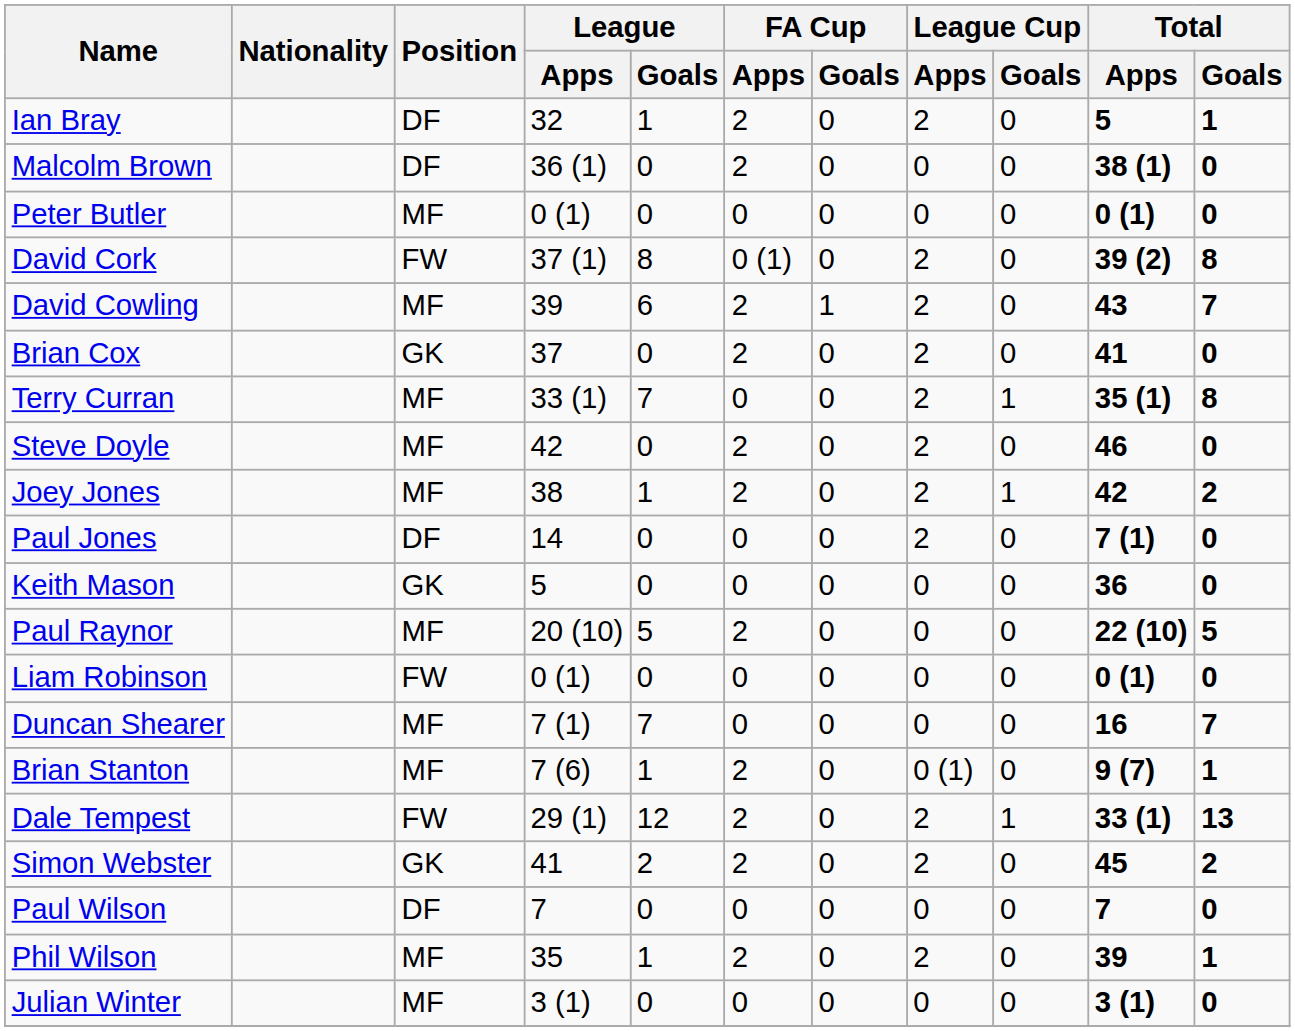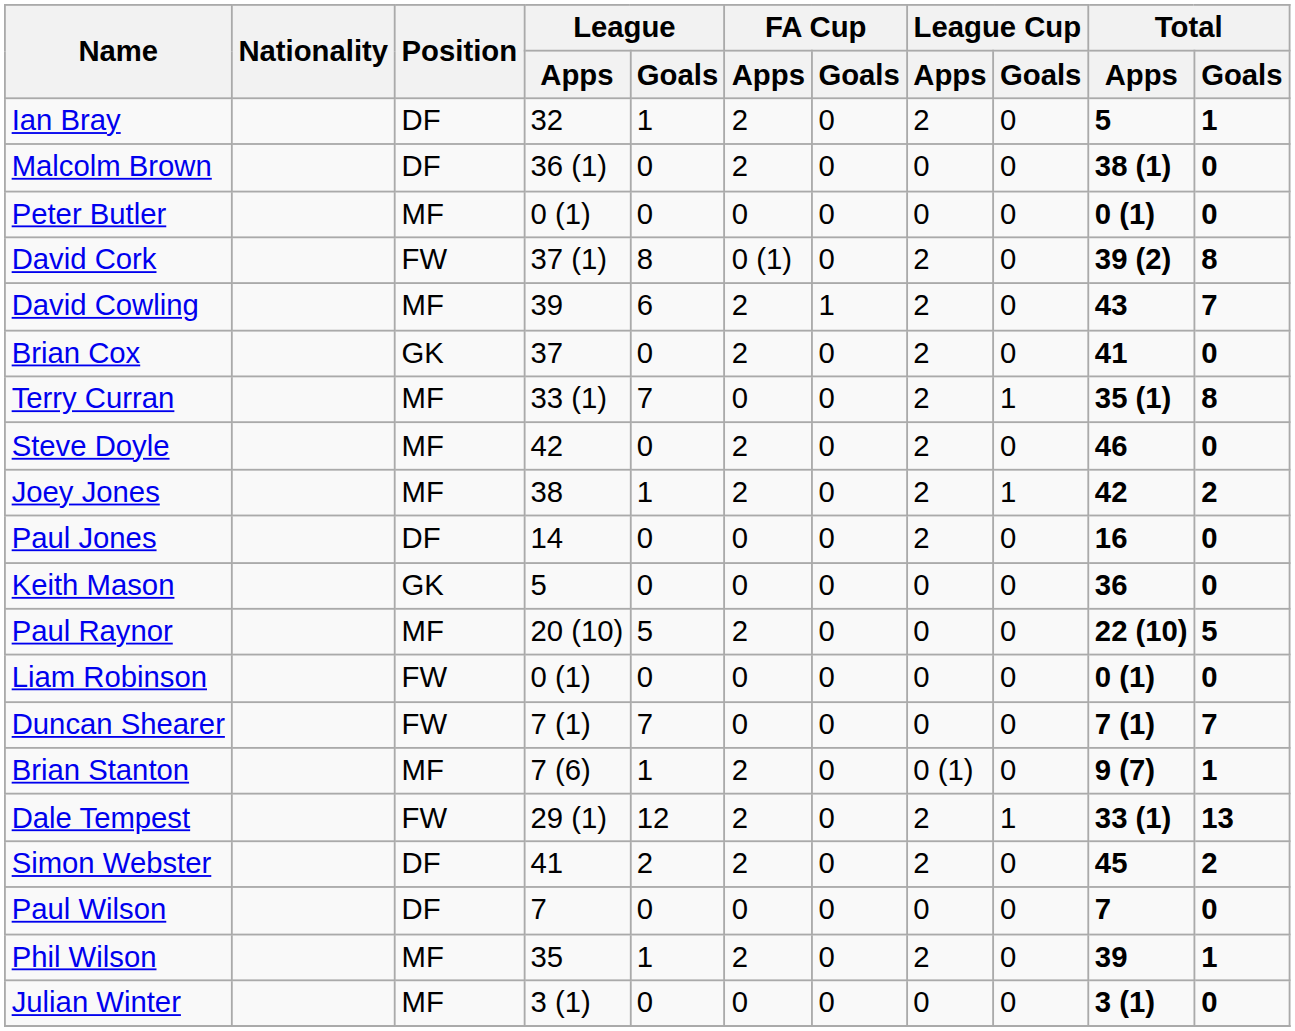(1125, 538) 7 (1) -> (1111, 538) 16
(423, 724) MF -> (424, 724) FW
(1111, 724) 16 -> (1125, 724) 7 (1)
(423, 863) GK -> (421, 863) DF
